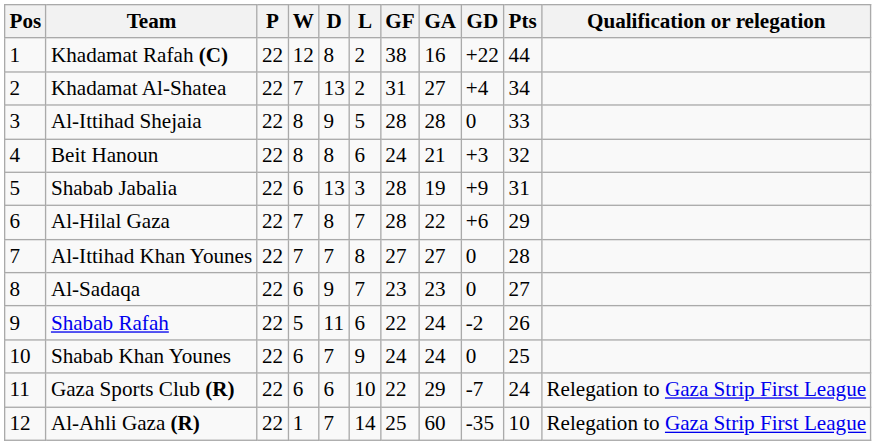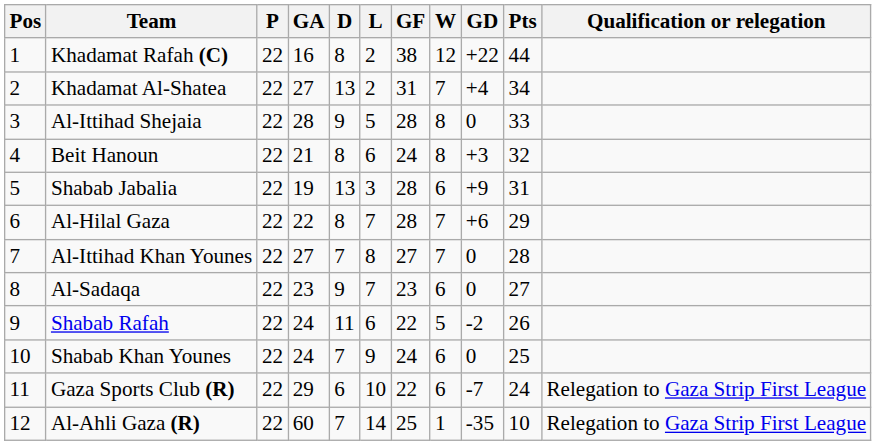columns swapped: (303, 21) <-> (440, 21)
